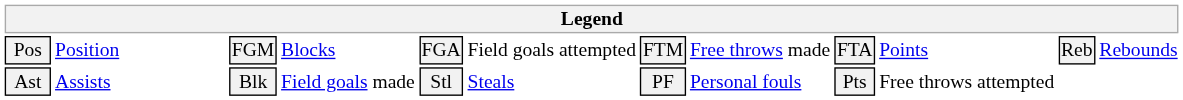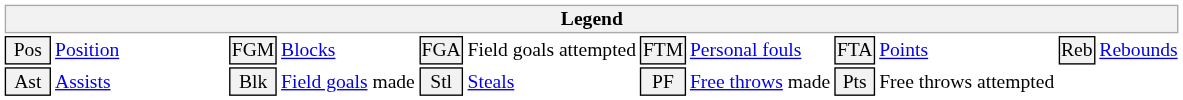(760, 50) Free throws made -> (746, 50) Personal fouls
(746, 81) Personal fouls -> (760, 81) Free throws made
